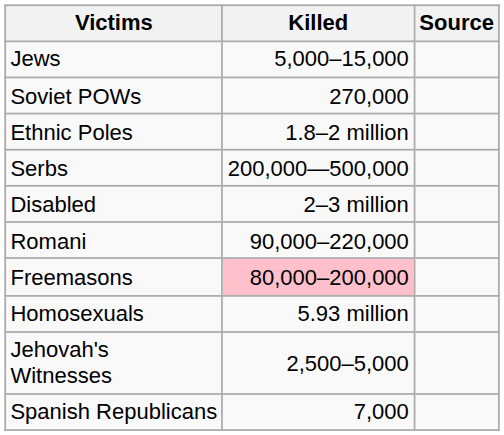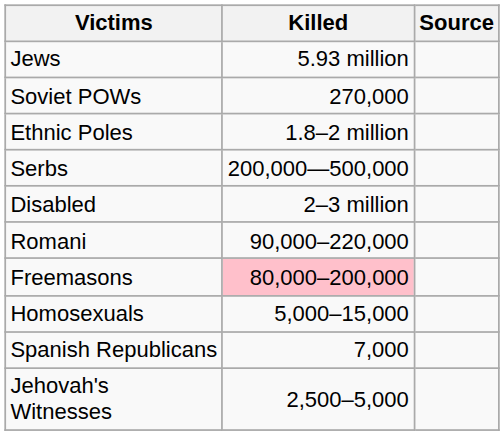(342, 59) 5,000–15,000 -> (353, 59) 5.93 million
(353, 313) 5.93 million -> (342, 313) 5,000–15,000
rows swapped: (61, 362) <-> (114, 412)
